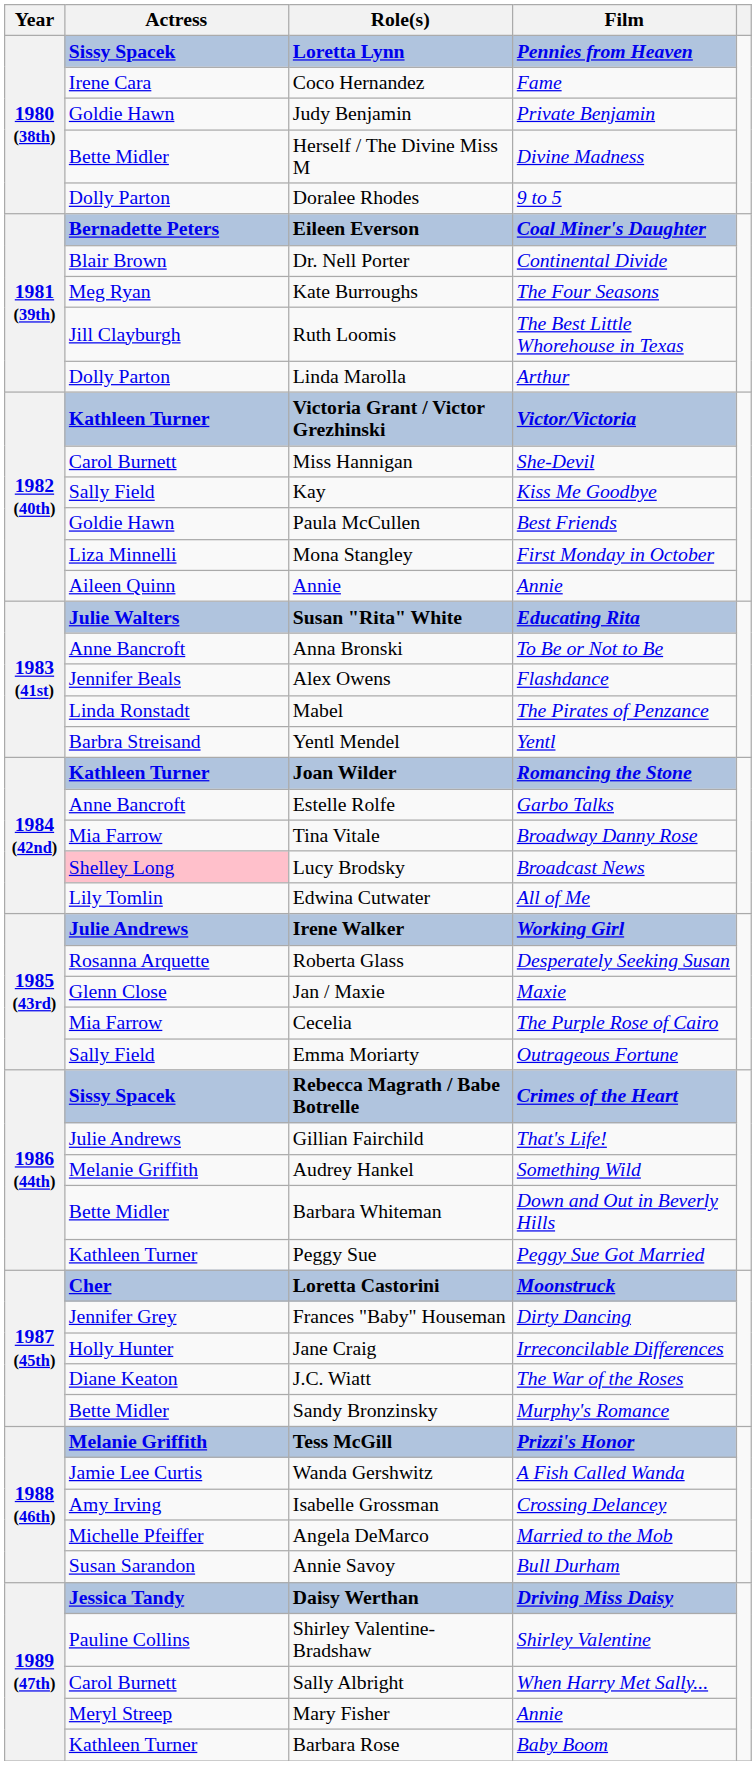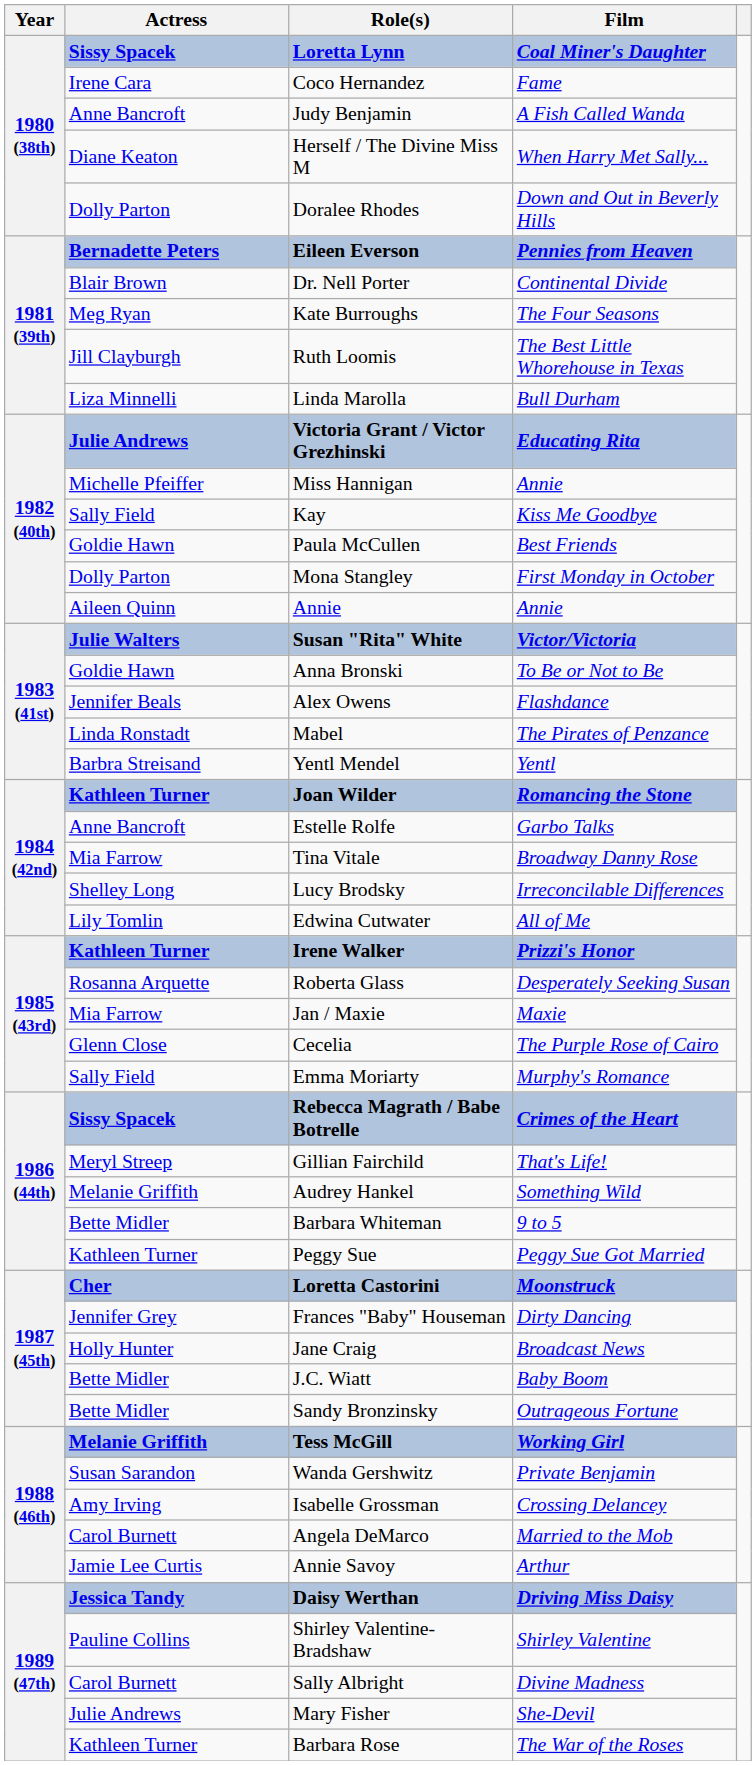(605, 51) Pennies from Heaven -> (611, 51) Coal Miner's Daughter
(122, 113) Goldie Hawn -> (127, 113) Anne Bancroft
(586, 113) Private Benjamin -> (601, 113) A Fish Called Wanda
(119, 156) Bette Midler -> (123, 156) Diane Keaton
(580, 156) Divine Madness -> (612, 156) When Harry Met Sally...
(539, 198) 9 to 5 -> (617, 209) Down and Out in Beverly Hills
(611, 229) Coal Miner's Daughter -> (605, 251) Pennies from Heaven
(119, 376) Dolly Parton -> (123, 398) Liza Minnelli
(543, 376) Arthur -> (568, 398) Bull Durham
(139, 418) Kathleen Turner -> (129, 440) Julie Andrews
(576, 418) Victor/Victoria -> (578, 440) Educating Rita
(123, 461) Carol Burnett -> (136, 483) Michelle Pfeiffer
(556, 461) She-Devil -> (540, 483) Annie
(123, 554) Liza Minnelli -> (119, 576) Dolly Parton
(578, 617) Educating Rita -> (576, 639) Victor/Victoria
(127, 648) Anne Bancroft -> (122, 670) Goldie Hawn
(122, 866) pink background -> (122, 888) no background
(581, 866) Broadcast News -> (620, 888) Irreconcilable Differences
(129, 929) Julie Andrews -> (139, 951) Kathleen Turner
(570, 929) Working Girl -> (576, 951) Prizzi's Honor
(118, 991) Glenn Close -> (116, 1013) Mia Farrow
(116, 1022) Mia Farrow -> (118, 1045) Glenn Close
(597, 1054) Outrageous Fortune -> (593, 1076) Murphy's Romance
(125, 1138) Julie Andrews -> (121, 1160) Meryl Streep
(617, 1212) Down and Out in Beverly Hills -> (539, 1223) 9 to 5
(620, 1348) Irreconcilable Differences -> (581, 1348) Broadcast News
(123, 1379) Diane Keaton -> (119, 1379) Bette Midler
(600, 1379) The War of the Roses -> (562, 1379) Baby Boom
(593, 1410) Murphy's Romance -> (597, 1410) Outrageous Fortune
(576, 1441) Prizzi's Honor -> (570, 1441) Working Girl
(136, 1472) Jamie Lee Curtis -> (132, 1472) Susan Sarandon
(601, 1472) A Fish Called Wanda -> (586, 1472) Private Benjamin
(136, 1535) Michelle Pfeiffer -> (123, 1535) Carol Burnett
(132, 1566) Susan Sarandon -> (136, 1566) Jamie Lee Curtis
(568, 1566) Bull Durham -> (543, 1566) Arthur
(612, 1682) When Harry Met Sally... -> (580, 1682) Divine Madness
(121, 1713) Meryl Streep -> (125, 1713) Julie Andrews
(540, 1713) Annie -> (556, 1713) She-Devil
(562, 1744) Baby Boom -> (600, 1744) The War of the Roses
